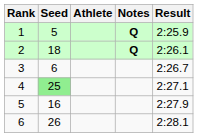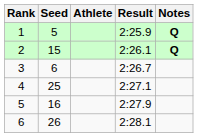columns swapped: (173, 13) <-> (134, 13)
(54, 50) 18 -> (54, 50) 15
(54, 86) lightgreen background -> (54, 86) no background
